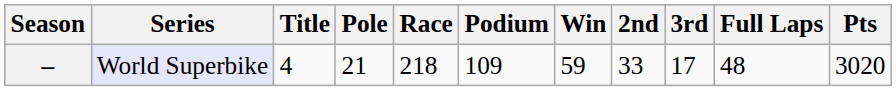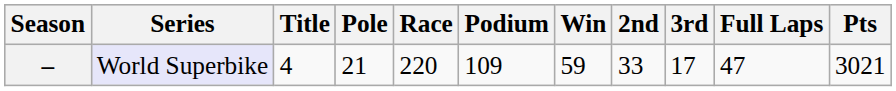(426, 65) 218 -> (426, 65) 220
(772, 65) 48 -> (772, 65) 47
(860, 65) 3020 -> (860, 65) 3021
